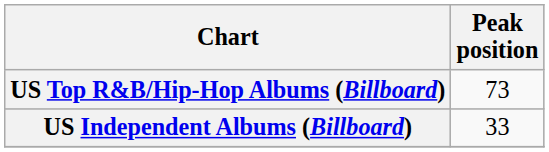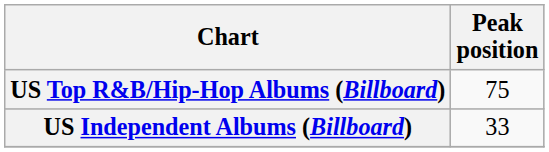(497, 89) 73 -> (497, 89) 75
